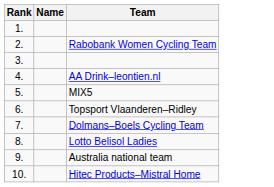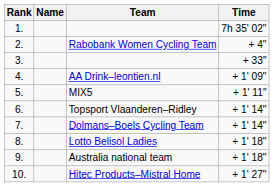+ column: (244, 13)
